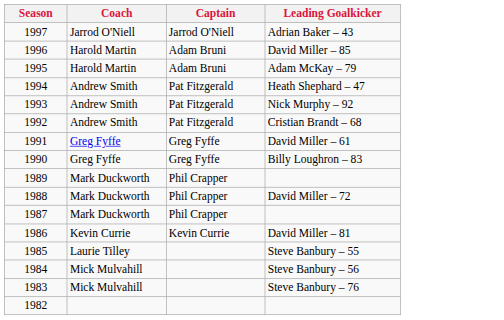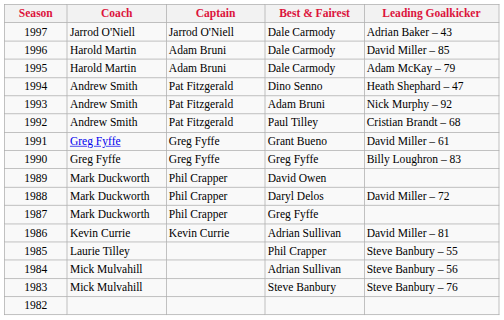+ column: (315, 13)
